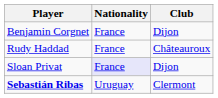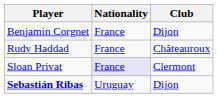(166, 66) Dijon -> (174, 66) Clermont
(174, 84) Clermont -> (166, 84) Dijon
